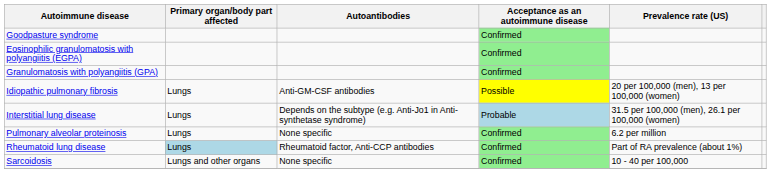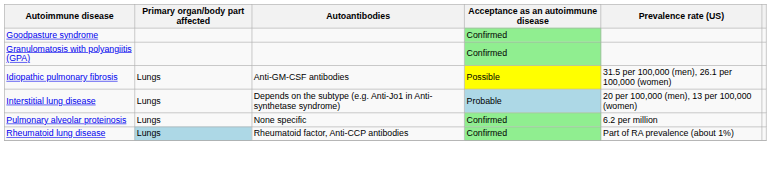- row: (70, 54)
(669, 92) 20 per 100,000 (men), 13 per 100,000 (women) -> (667, 78) 31.5 per 100,000 (men), 26.1 per 100,000 (women)
(676, 115) 31.5 per 100,000 (men), 26.1 per 100,000 (women) -> (677, 101) 20 per 100,000 (men), 13 per 100,000 (women)
- row: (29, 162)
